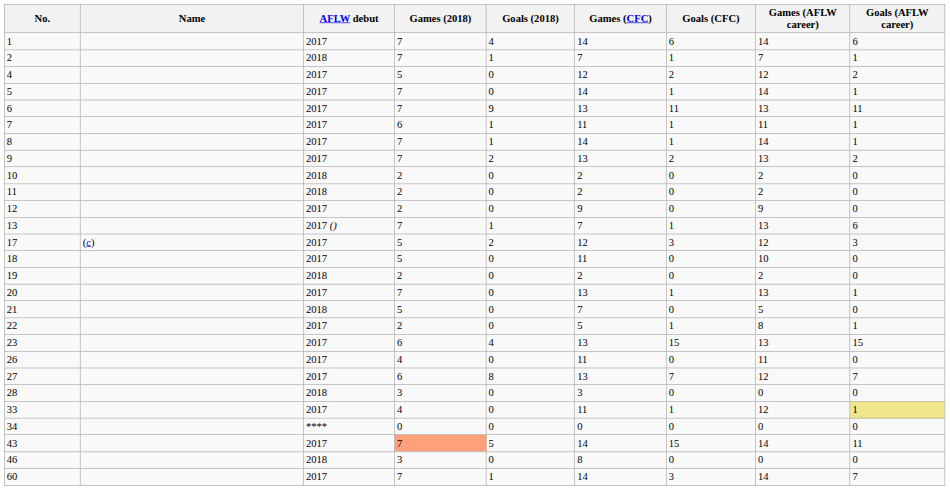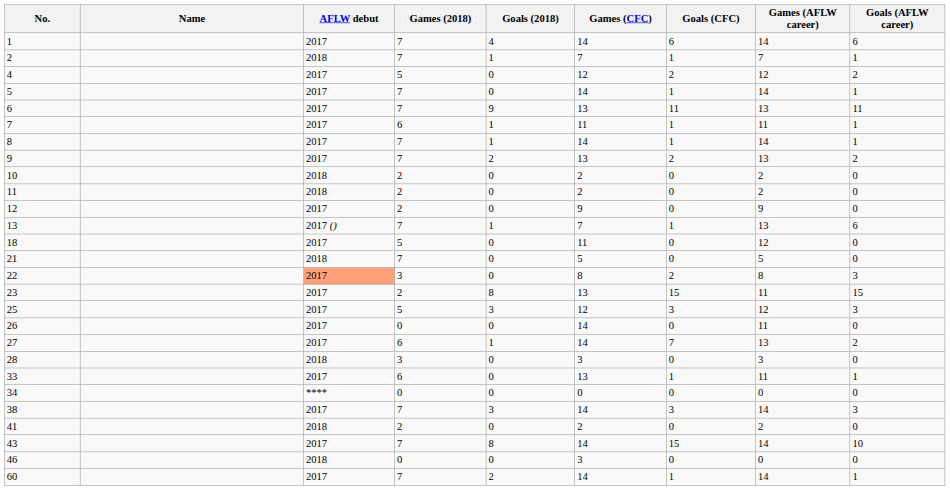- row: (12, 242)
(763, 259) 10 -> (763, 242) 12
- row: (12, 275)
- row: (12, 292)
(400, 309) 5 -> (400, 259) 7
(580, 309) 7 -> (580, 259) 5
(317, 326) no background -> (317, 275) lightsalmon background
(400, 326) 2 -> (400, 275) 3
(580, 326) 5 -> (580, 275) 8
(671, 326) 1 -> (671, 275) 2
(855, 326) 1 -> (855, 275) 3
(400, 342) 6 -> (400, 292) 2
(491, 342) 4 -> (491, 292) 8
(763, 342) 13 -> (763, 292) 11
+ row: (12, 309)
(400, 359) 4 -> (400, 326) 0
(582, 359) 11 -> (582, 326) 14
(491, 376) 8 -> (491, 342) 1
(582, 376) 13 -> (582, 342) 14
(763, 376) 12 -> (763, 342) 13
(855, 376) 7 -> (855, 342) 2
(761, 393) 0 -> (761, 359) 3
(400, 409) 4 -> (400, 376) 6
(582, 409) 11 -> (582, 376) 13
(763, 409) 12 -> (763, 376) 11
(855, 409) khaki background -> (855, 376) no background
+ row: (12, 409)
+ row: (12, 426)
(400, 443) lightsalmon background -> (400, 443) no background
(491, 443) 5 -> (491, 443) 8
(858, 443) 11 -> (858, 443) 10
(400, 460) 3 -> (400, 460) 0
(580, 460) 8 -> (580, 460) 3
(491, 476) 1 -> (491, 476) 2
(671, 476) 3 -> (671, 476) 1
(855, 476) 7 -> (855, 476) 1
